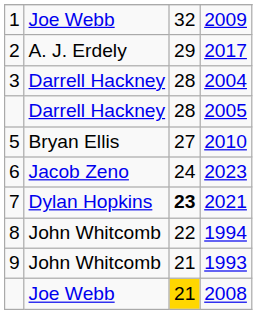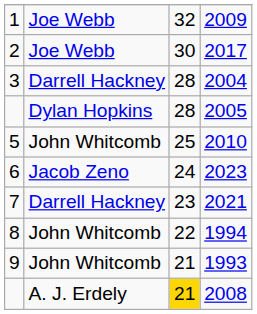(78, 50) A. J. Erdely -> (72, 50) Joe Webb
(185, 50) 29 -> (185, 50) 30
(97, 111) Darrell Hackney -> (90, 111) Dylan Hopkins
(74, 141) Bryan Ellis -> (95, 141) John Whitcomb
(185, 141) 27 -> (185, 141) 25
(90, 202) Dylan Hopkins -> (97, 202) Darrell Hackney
(185, 202) bold -> (185, 202) normal
(72, 293) Joe Webb -> (78, 293) A. J. Erdely
